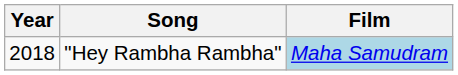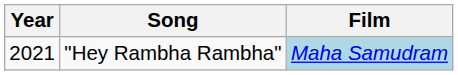(32, 53) 2018 -> (32, 53) 2021
